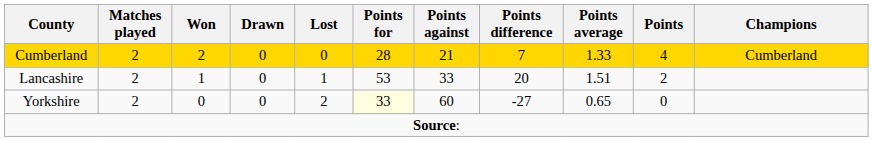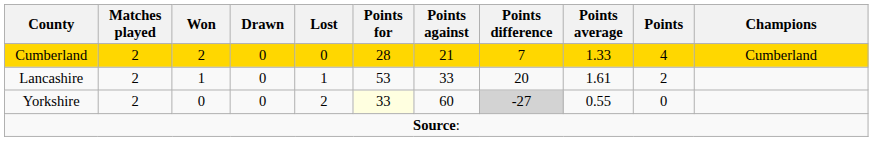(598, 78) 1.51 -> (598, 78) 1.61
(521, 101) no background -> (521, 101) lightgrey background
(598, 101) 0.65 -> (598, 101) 0.55
